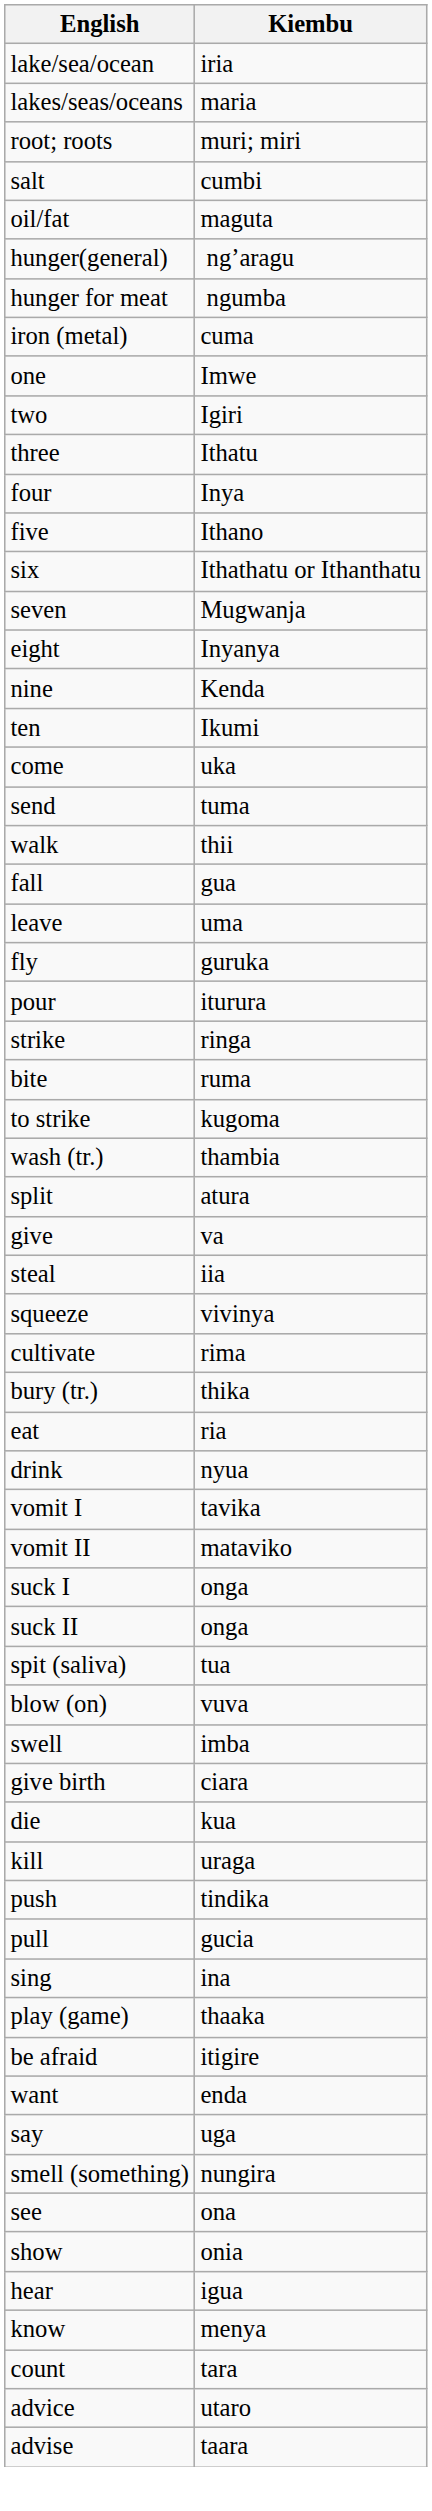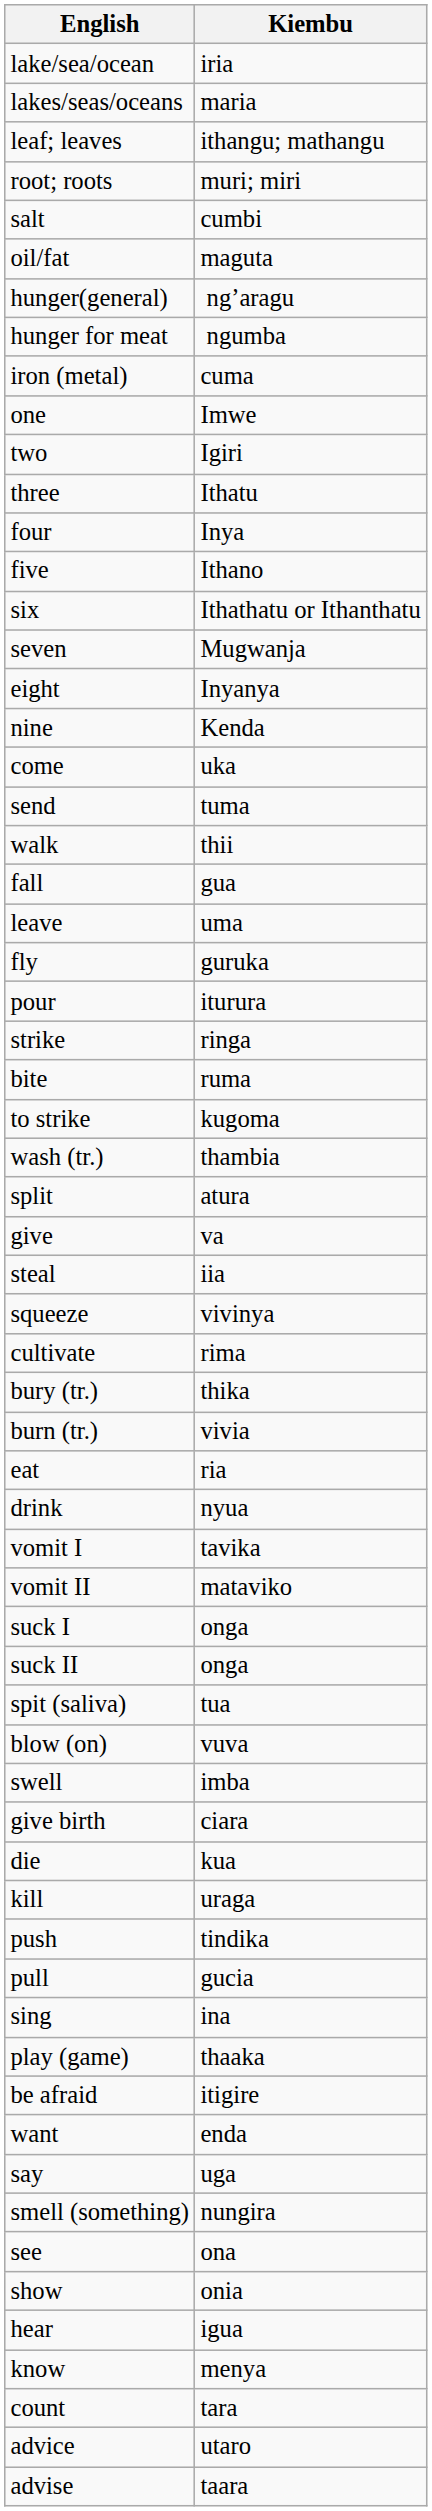+ row: (66, 141)
- row: (25, 727)
+ row: (54, 1430)
